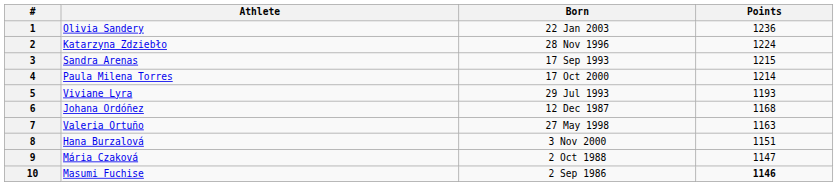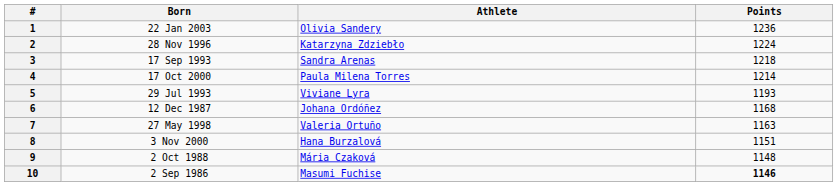columns swapped: (260, 12) <-> (577, 12)
(764, 61) 1215 -> (764, 61) 1218
(764, 157) 1147 -> (764, 157) 1148
